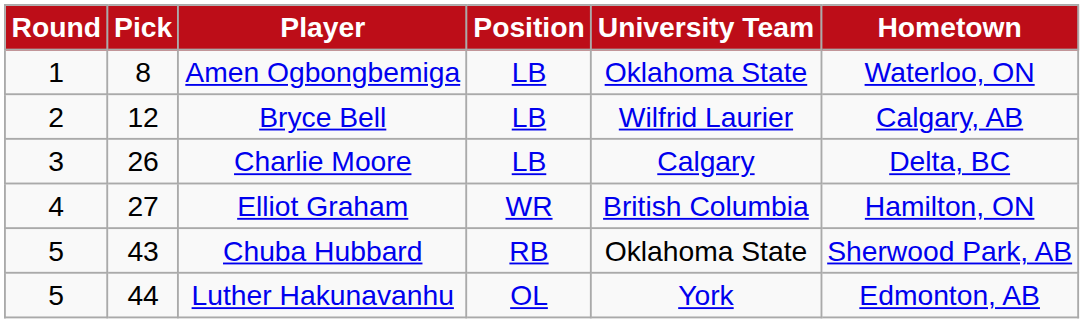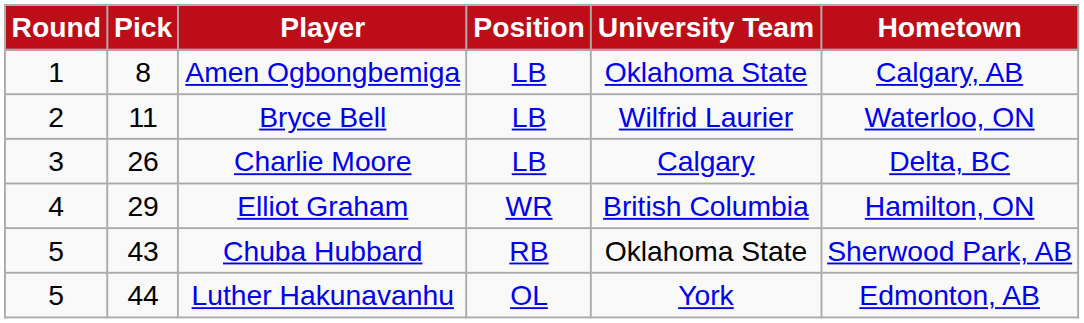(950, 72) Waterloo, ON -> (950, 72) Calgary, AB
(143, 117) 12 -> (143, 117) 11
(950, 117) Calgary, AB -> (950, 117) Waterloo, ON
(143, 207) 27 -> (143, 207) 29
